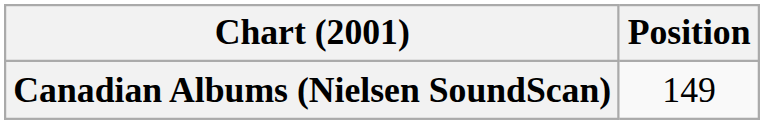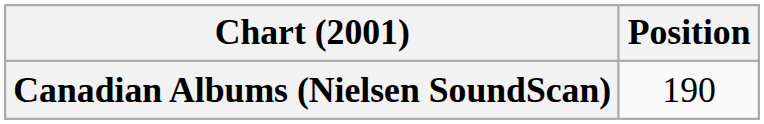(689, 89) 149 -> (689, 89) 190
